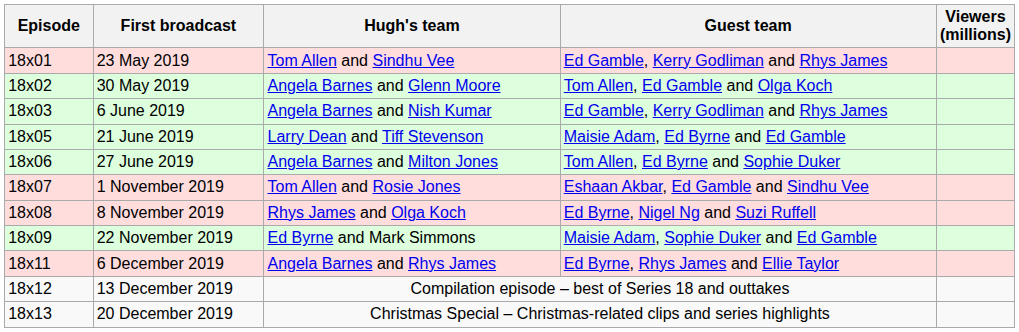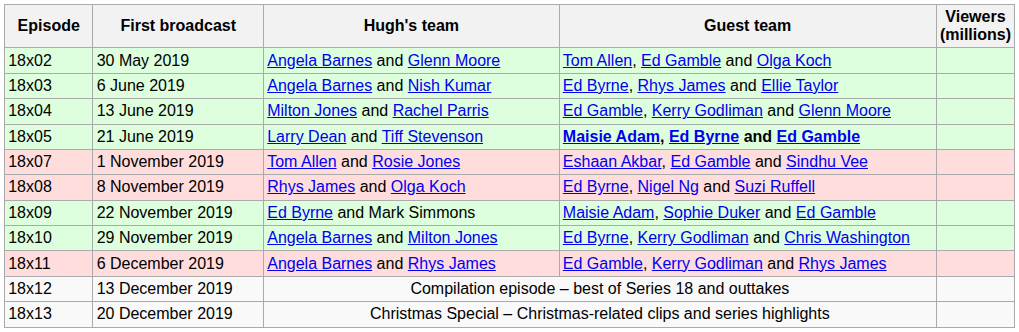- row: (143, 60)
(726, 111) Ed Gamble, Kerry Godliman and Rhys James -> (701, 85) Ed Byrne, Rhys James and Ellie Taylor
+ row: (145, 111)
(705, 136) normal -> (711, 136) bold
- row: (145, 162)
+ row: (165, 238)
(701, 263) Ed Byrne, Rhys James and Ellie Taylor -> (725, 263) Ed Gamble, Kerry Godliman and Rhys James
